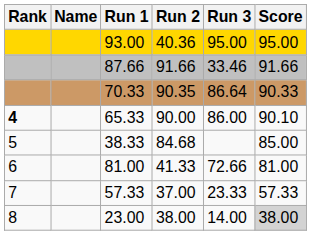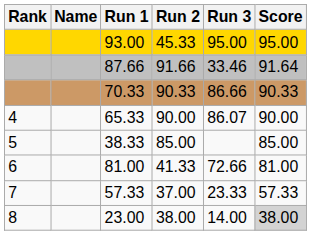(176, 42) 40.36 -> (176, 42) 45.33
(278, 67) 91.66 -> (278, 67) 91.64
(176, 92) 90.35 -> (176, 92) 90.33
(227, 92) 86.64 -> (227, 92) 86.66
(13, 117) bold -> (13, 117) normal
(227, 117) 86.00 -> (227, 117) 86.07
(278, 117) 90.10 -> (278, 117) 90.00
(176, 142) 84.68 -> (176, 142) 85.00
